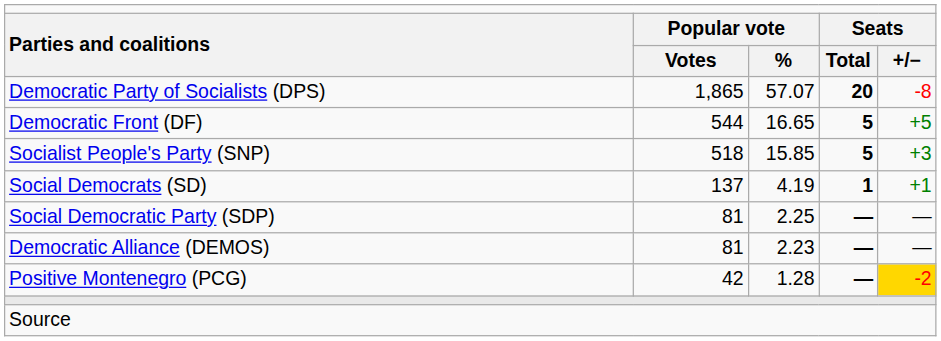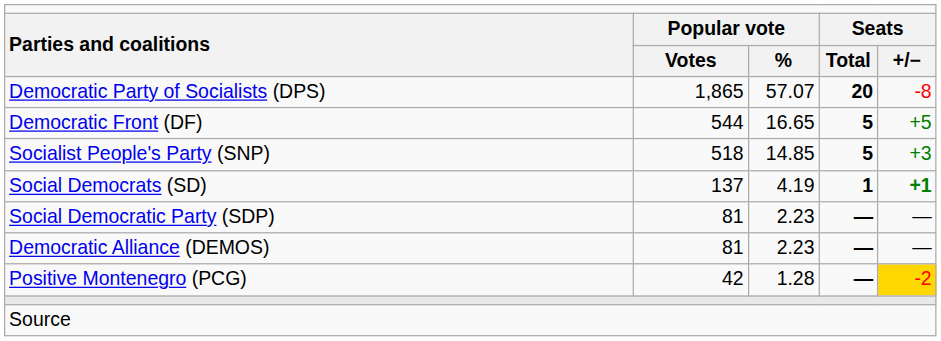(790, 154) 15.85 -> (790, 154) 14.85
(921, 185) normal -> (921, 185) bold
(796, 216) 2.25 -> (796, 216) 2.23
